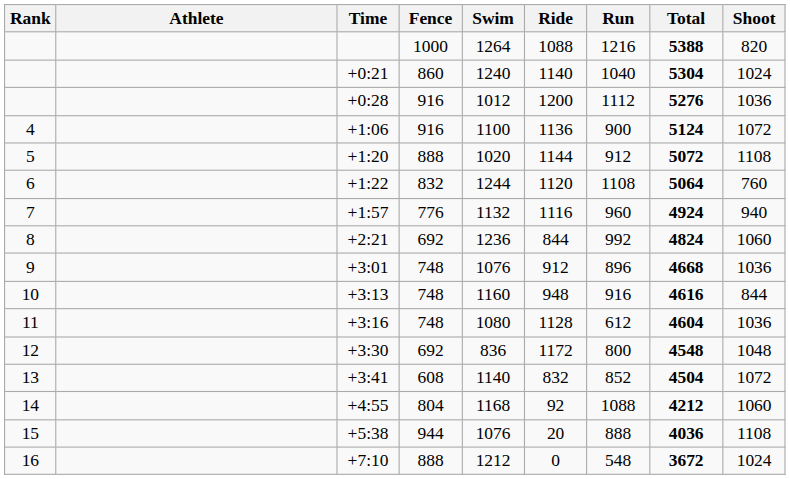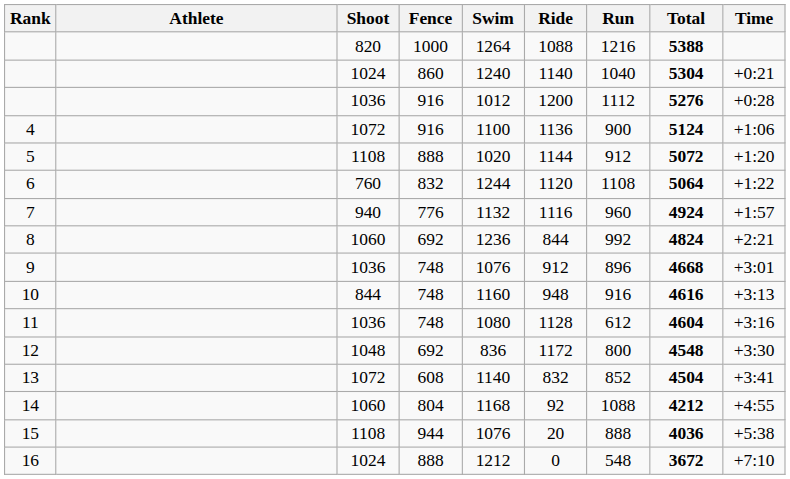columns swapped: (754, 18) <-> (368, 18)
